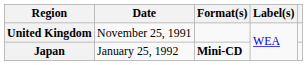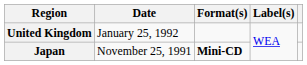(144, 32) November 25, 1991 -> (138, 32) January 25, 1992
(138, 51) January 25, 1992 -> (144, 51) November 25, 1991
